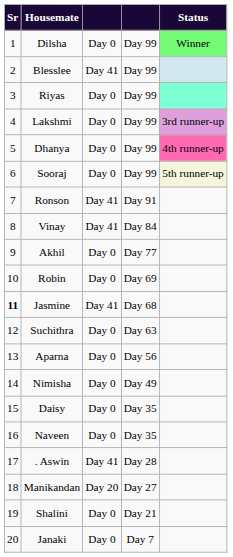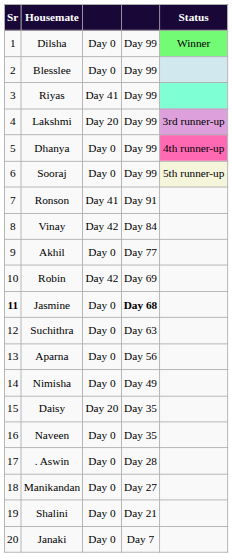(102, 69) Day 41 -> (102, 69) Day 0
(102, 95) Day 0 -> (102, 95) Day 41
(102, 121) Day 0 -> (102, 121) Day 20
(102, 226) Day 41 -> (102, 226) Day 42
(102, 278) Day 0 -> (102, 278) Day 42
(102, 304) Day 41 -> (102, 304) Day 0
(140, 304) normal -> (140, 304) bold
(102, 408) Day 0 -> (102, 408) Day 20
(102, 461) Day 41 -> (102, 461) Day 0
(102, 487) Day 20 -> (102, 487) Day 0
